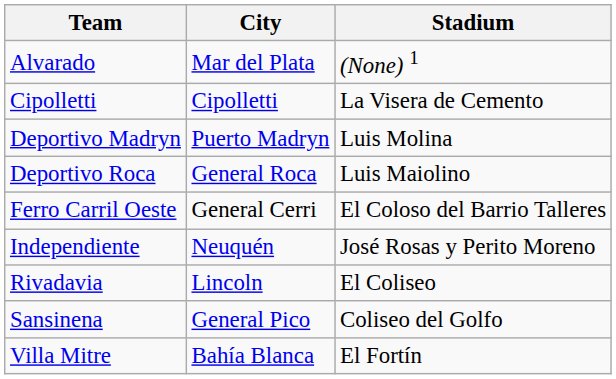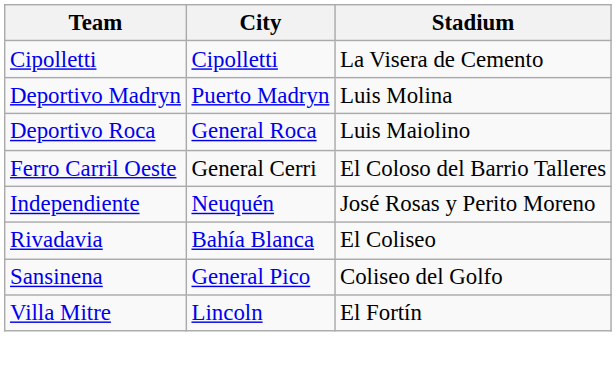- row: (53, 62)
(227, 282) Lincoln -> (253, 240) Bahía Blanca
(253, 355) Bahía Blanca -> (227, 312) Lincoln
